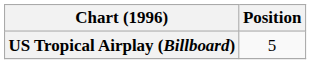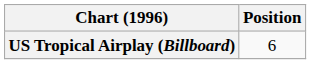(272, 44) 5 -> (272, 44) 6
